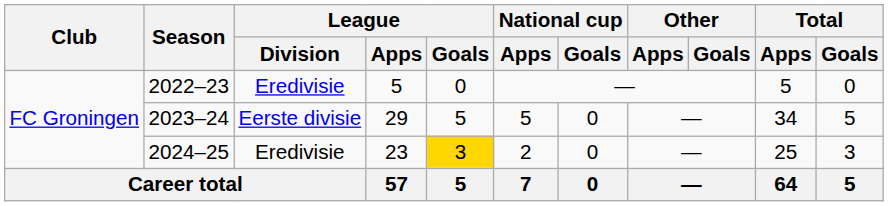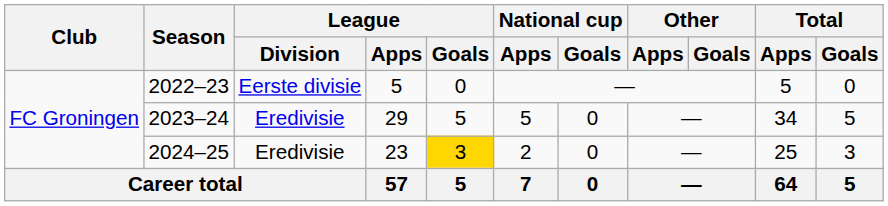(300, 86) Eredivisie -> (300, 86) Eerste divisie
(300, 119) Eerste divisie -> (300, 119) Eredivisie
